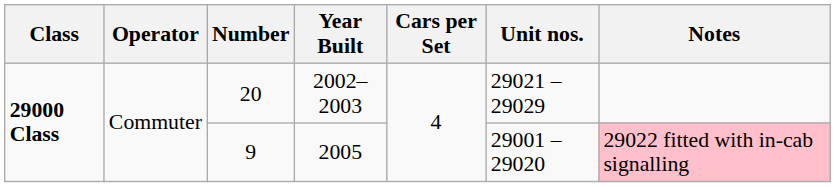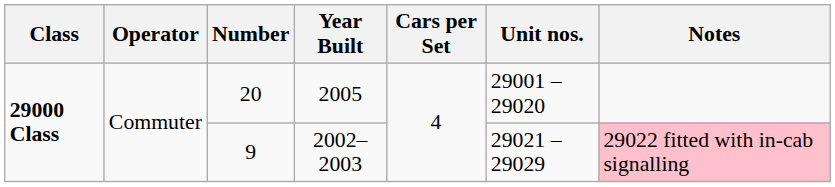(340, 92) 2002–2003 -> (340, 92) 2005
(526, 92) 29021 – 29029 -> (526, 92) 29001 – 29020
(340, 151) 2005 -> (340, 151) 2002–2003
(526, 151) 29001 – 29020 -> (526, 151) 29021 – 29029
